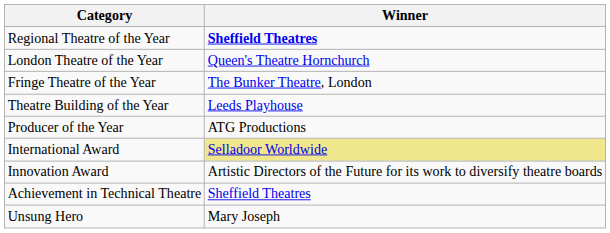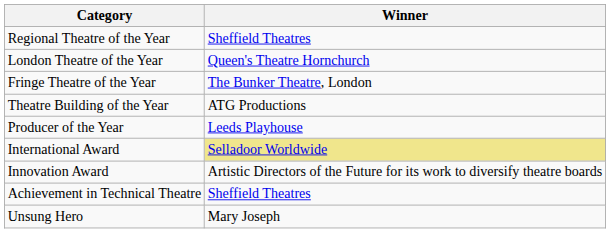(262, 37) bold -> (259, 37) normal
(255, 104) Leeds Playhouse -> (257, 104) ATG Productions
(257, 127) ATG Productions -> (255, 127) Leeds Playhouse
